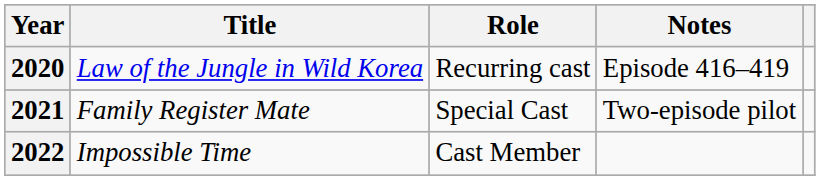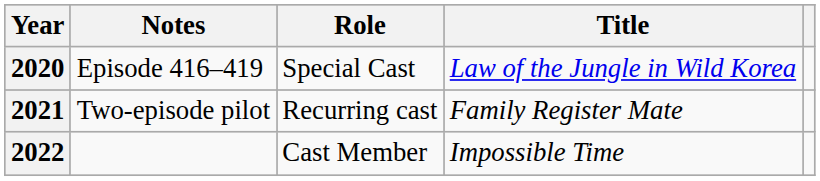columns swapped: (250, 25) <-> (699, 25)
(513, 68) Recurring cast -> (349, 68) Special Cast
(502, 110) Special Cast -> (360, 110) Recurring cast
